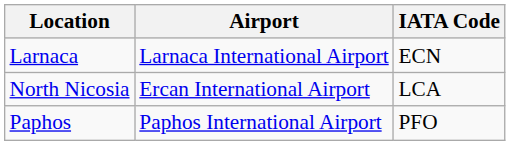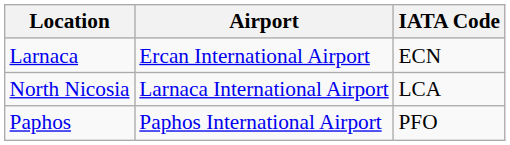(264, 55) Larnaca International Airport -> (255, 55) Ercan International Airport
(255, 88) Ercan International Airport -> (264, 88) Larnaca International Airport
